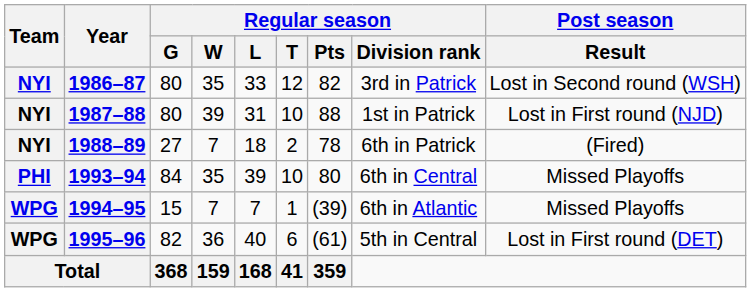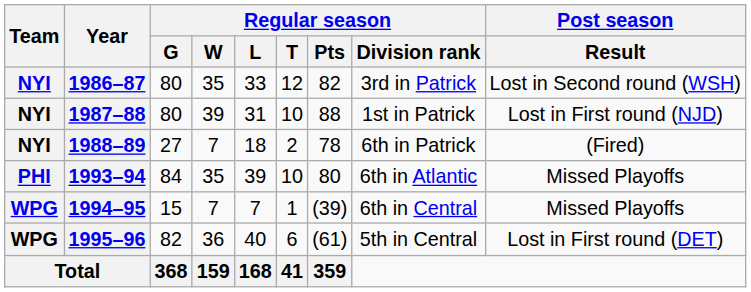(418, 177) 6th in Central -> (418, 177) 6th in Atlantic
(418, 208) 6th in Atlantic -> (418, 208) 6th in Central
